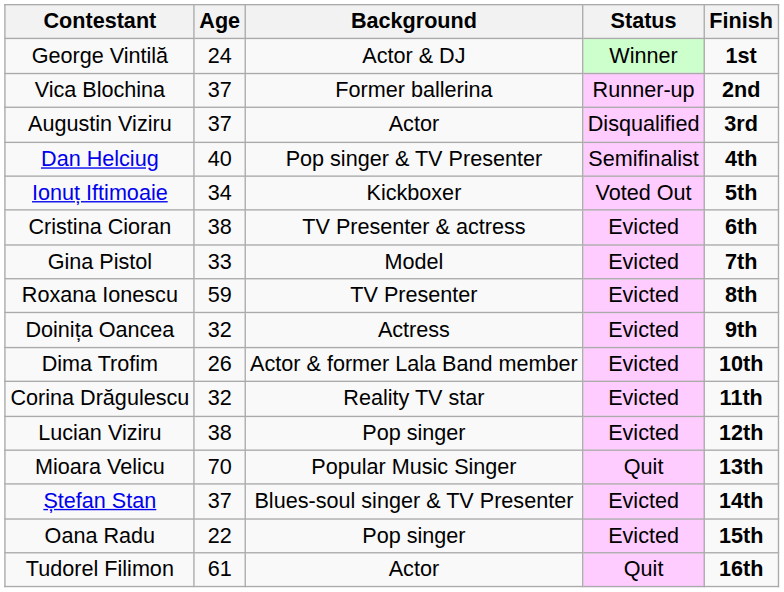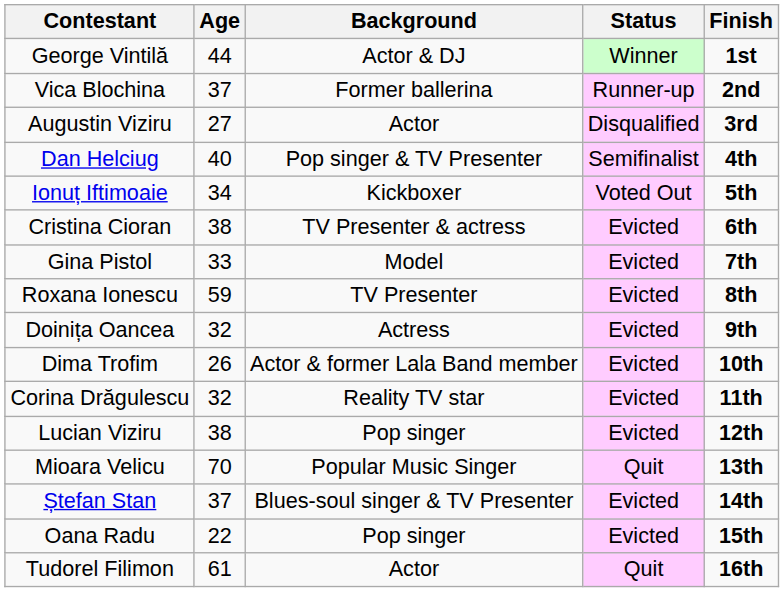(220, 55) 24 -> (220, 55) 44
(220, 124) 37 -> (220, 124) 27
